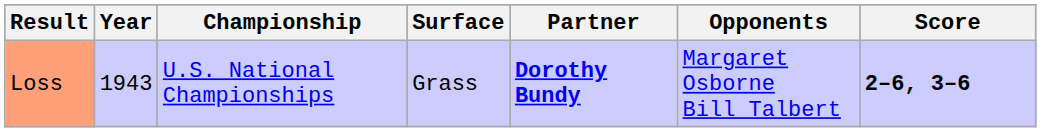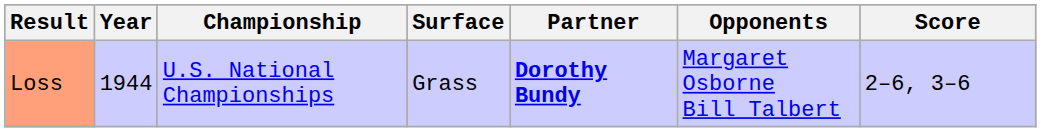(126, 84) 1943 -> (126, 84) 1944
(918, 84) bold -> (918, 84) normal
